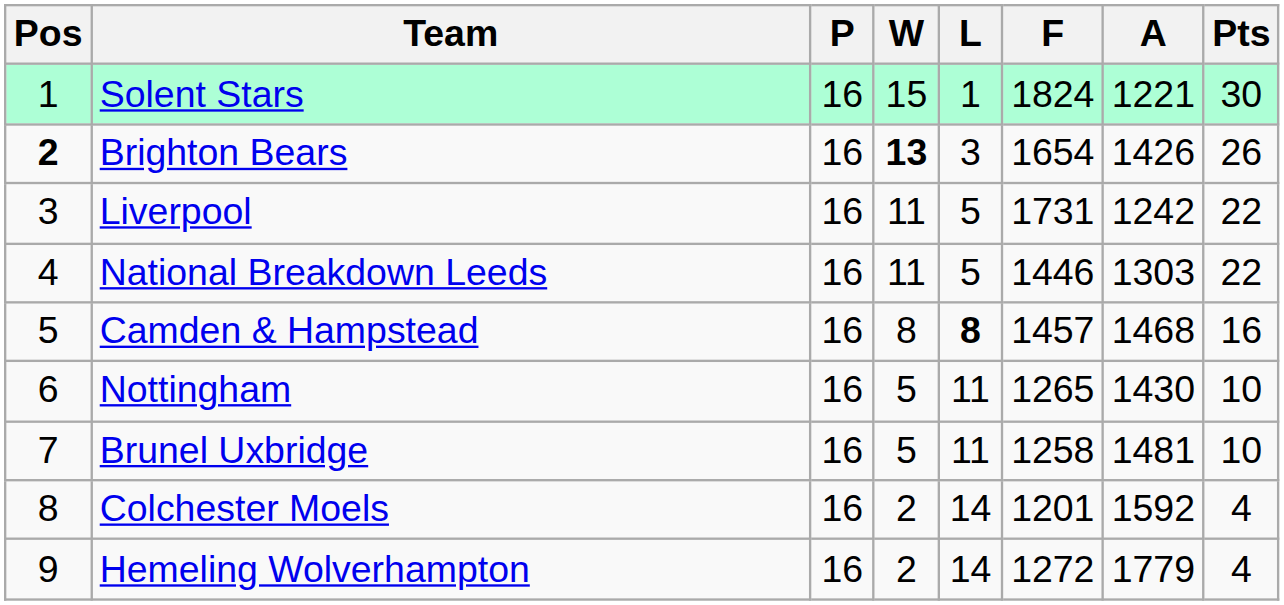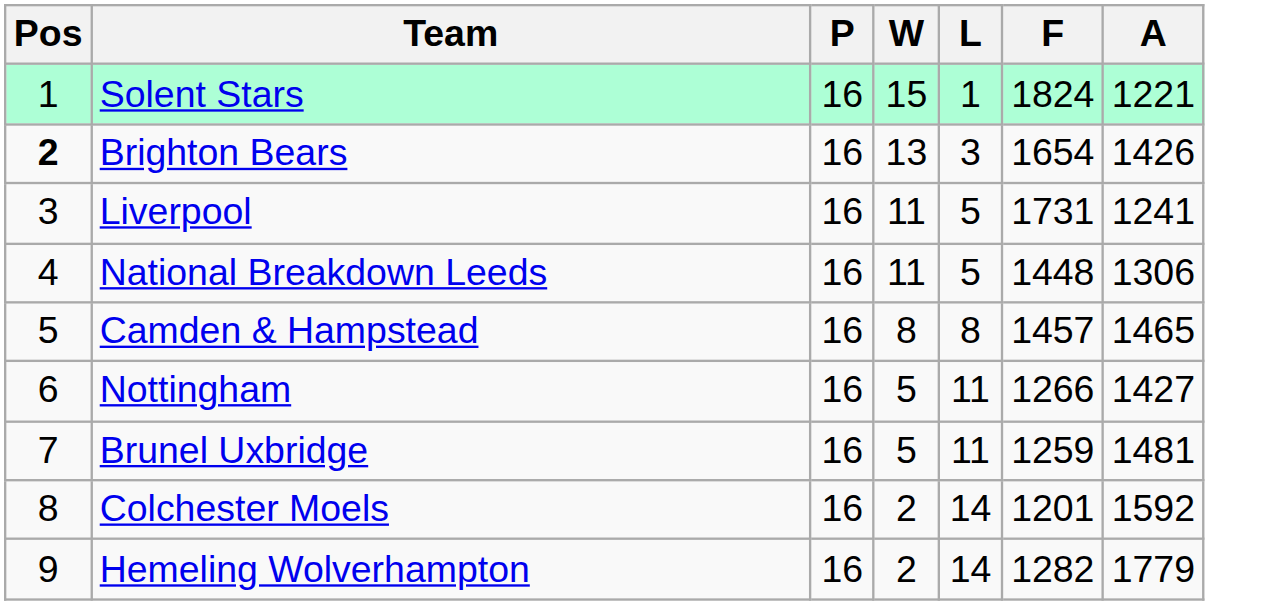- column: (1241, 34)
(906, 152) bold -> (906, 152) normal
(1153, 212) 1242 -> (1153, 212) 1241
(1053, 271) 1446 -> (1053, 271) 1448
(1153, 271) 1303 -> (1153, 271) 1306
(970, 331) bold -> (970, 331) normal
(1153, 331) 1468 -> (1153, 331) 1465
(1053, 390) 1265 -> (1053, 390) 1266
(1153, 390) 1430 -> (1153, 390) 1427
(1053, 449) 1258 -> (1053, 449) 1259
(1053, 568) 1272 -> (1053, 568) 1282
